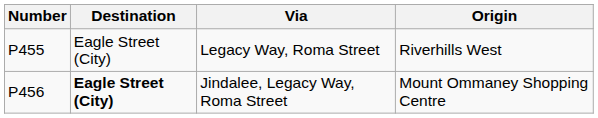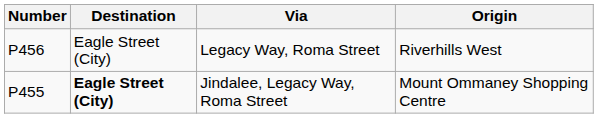(26, 50) P455 -> (26, 50) P456
(26, 92) P456 -> (26, 92) P455
